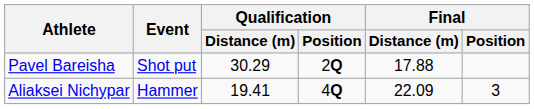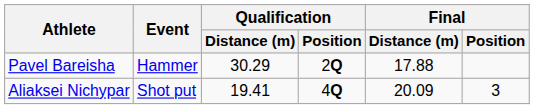(167, 66) Shot put -> (167, 66) Hammer
(167, 91) Hammer -> (167, 91) Shot put
(414, 91) 22.09 -> (414, 91) 20.09
